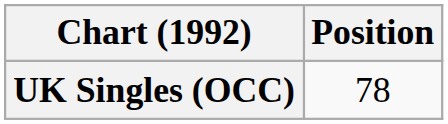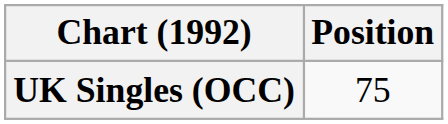(373, 89) 78 -> (373, 89) 75
